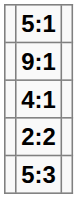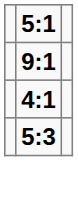- row: (39, 137)
